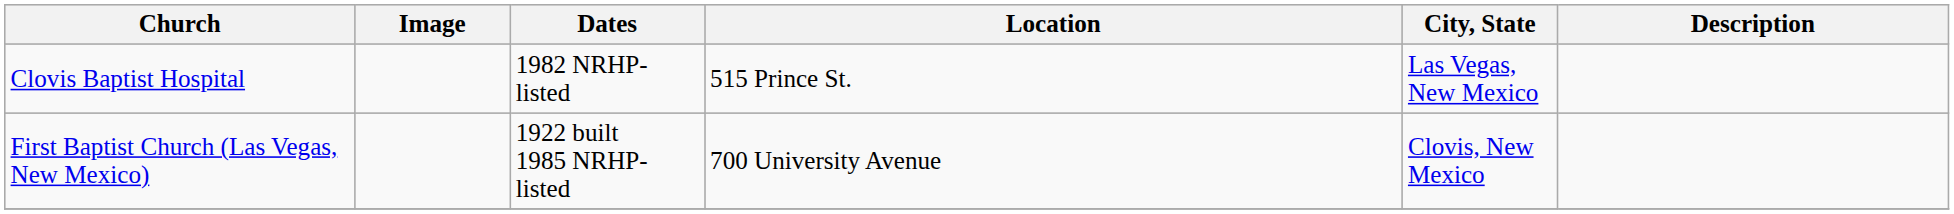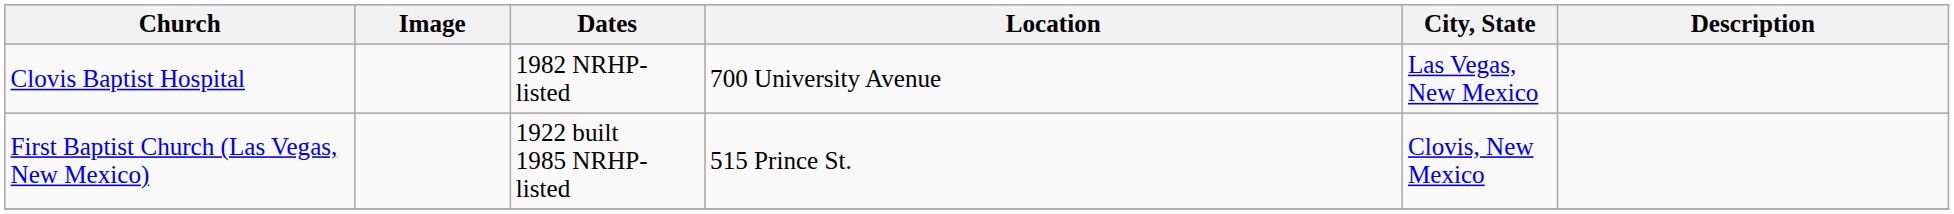(781, 78) 515 Prince St. -> (826, 78) 700 University Avenue
(826, 160) 700 University Avenue -> (781, 160) 515 Prince St.
